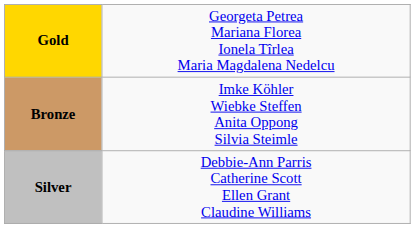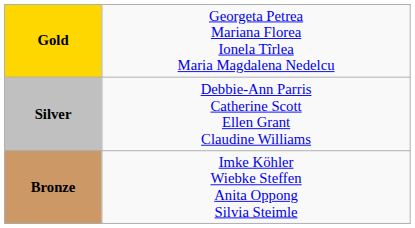rows swapped: (53, 187) <-> (53, 114)
